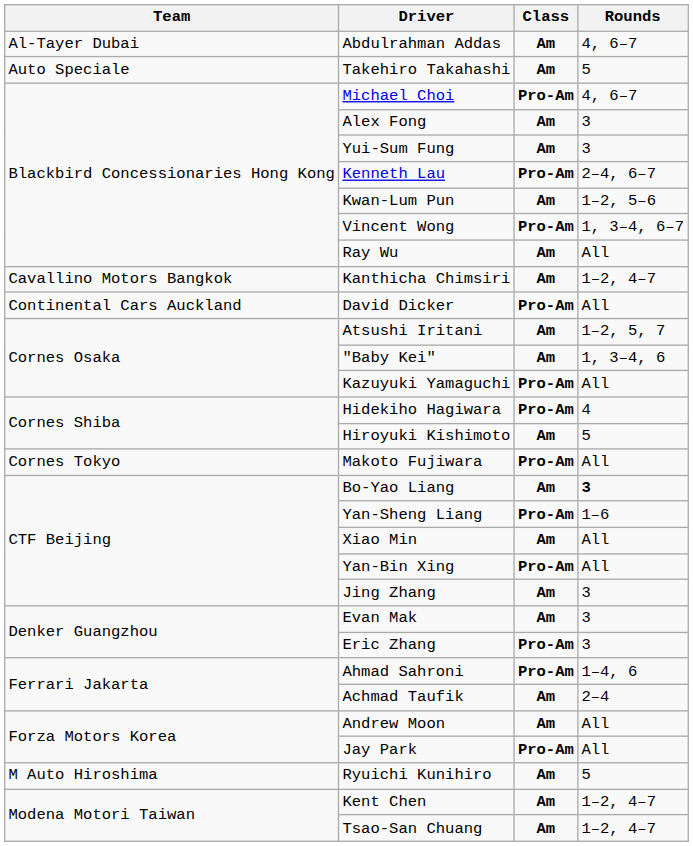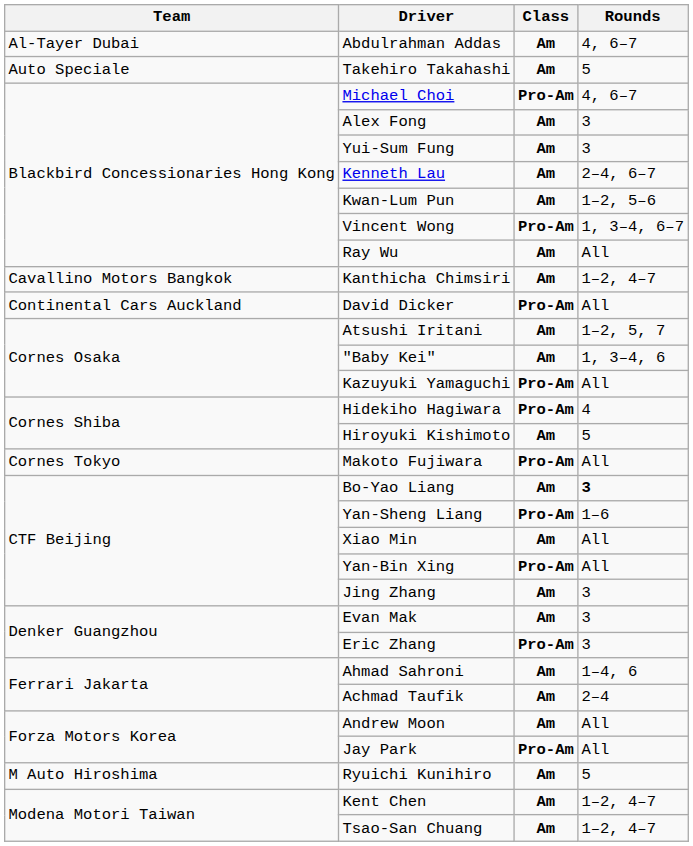(546, 174) Pro-Am -> (546, 174) Am
(546, 671) Pro-Am -> (546, 671) Am
